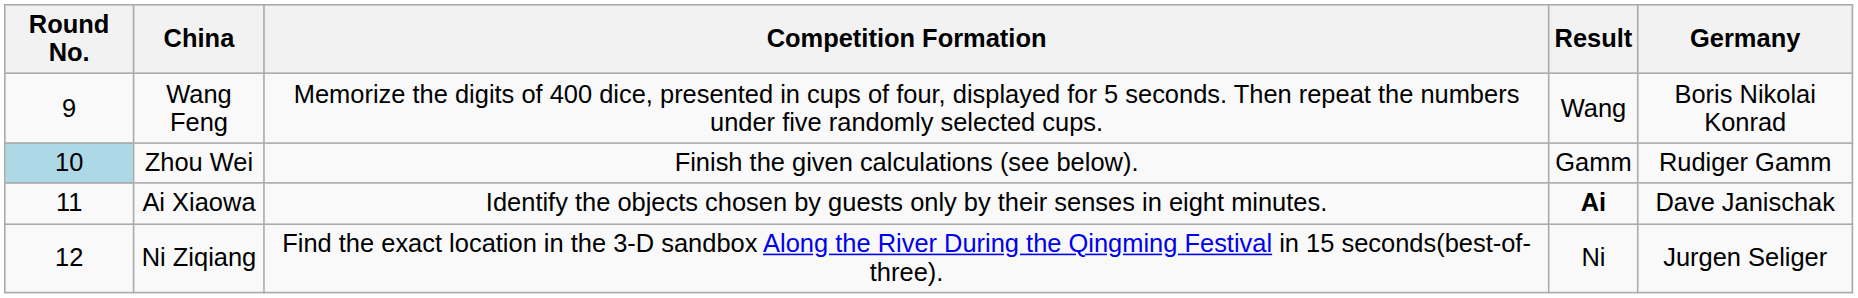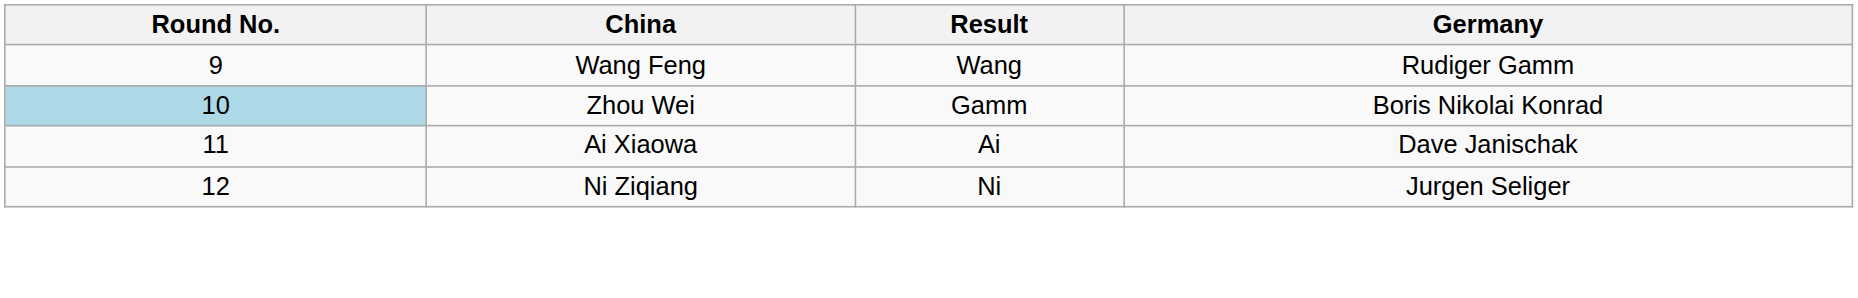- column: (907, 38)
(1745, 107) Boris Nikolai Konrad -> (1488, 65) Rudiger Gamm
(1745, 162) Rudiger Gamm -> (1488, 105) Boris Nikolai Konrad
(1593, 202) bold -> (989, 145) normal
